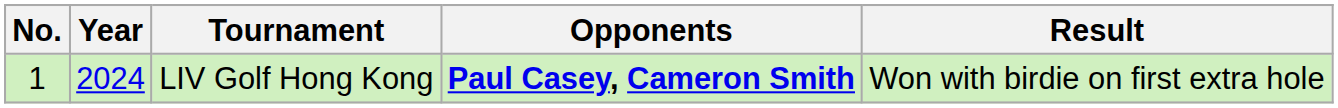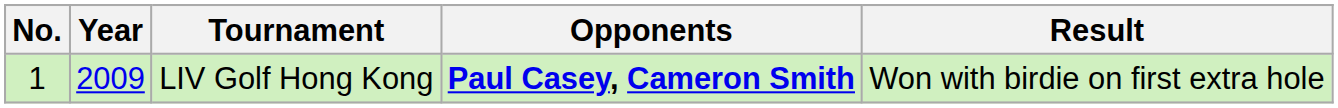(110, 78) 2024 -> (110, 78) 2009
